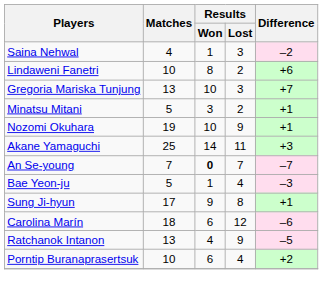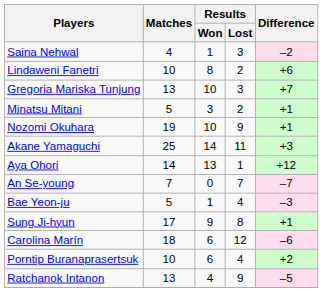+ row: (33, 165)
(210, 165) bold -> (210, 184) normal
rows swapped: (73, 259) <-> (56, 240)
